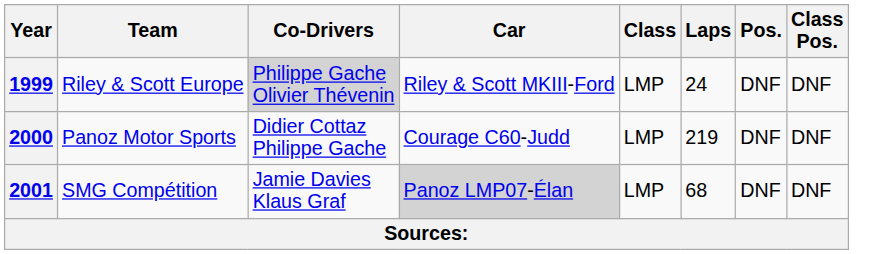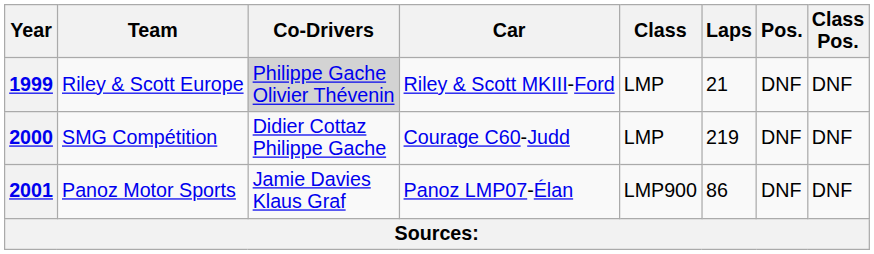(696, 84) 24 -> (717, 84) 21
(149, 137) Panoz Motor Sports -> (140, 137) SMG Compétition
(140, 191) SMG Compétition -> (149, 191) Panoz Motor Sports
(488, 191) lightgrey background -> (488, 191) no background
(644, 191) LMP -> (660, 191) LMP900
(696, 191) 68 -> (717, 191) 86
